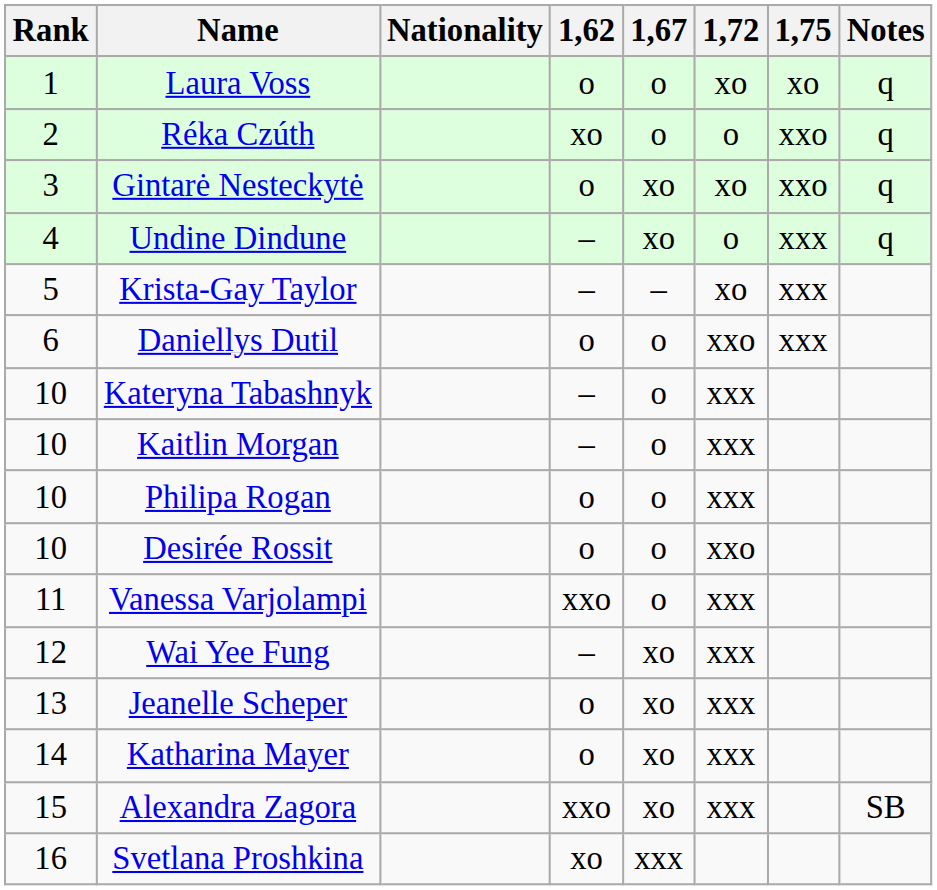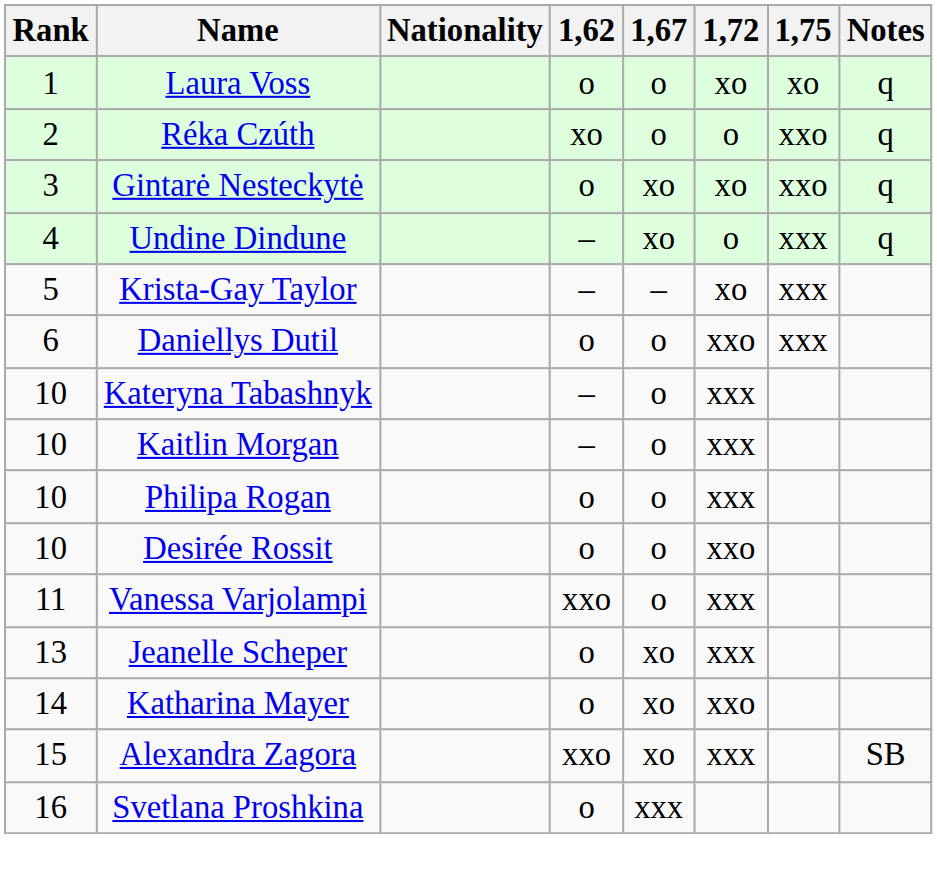- row: (238, 651)
(731, 755) xxx -> (731, 703) xxo
(587, 858) xo -> (587, 806) o
